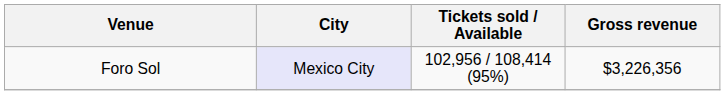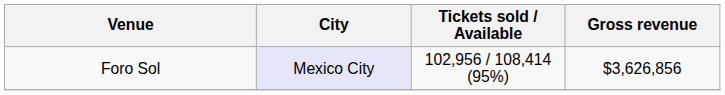(642, 68) $3,226,356 -> (642, 68) $3,626,856
